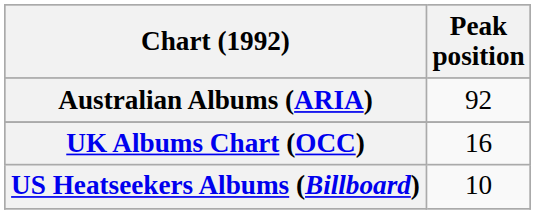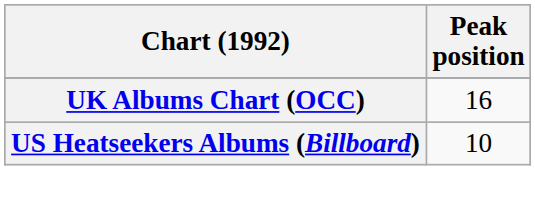- row: (216, 99)
